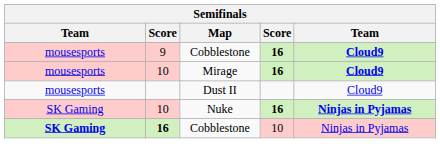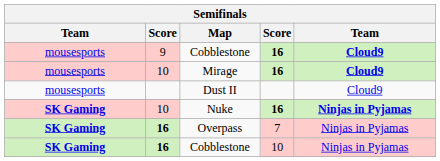(75, 109) normal -> (75, 109) bold
+ row: (163, 128)
